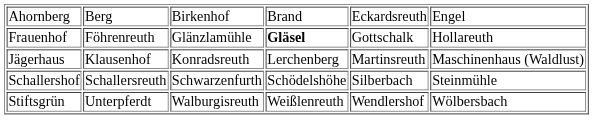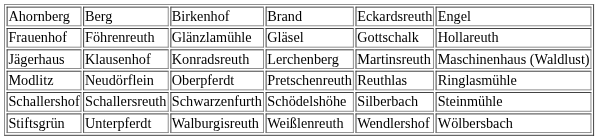(286, 37) bold -> (285, 37) normal
+ row: (31, 80)
